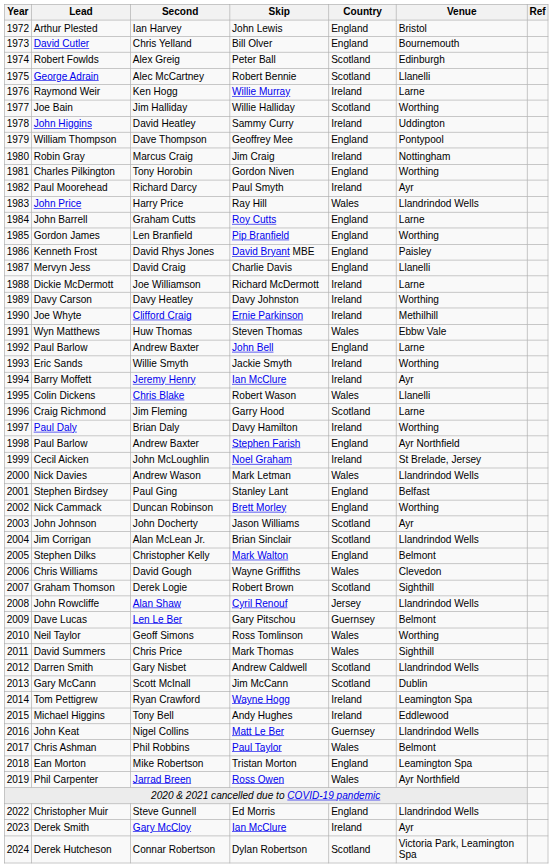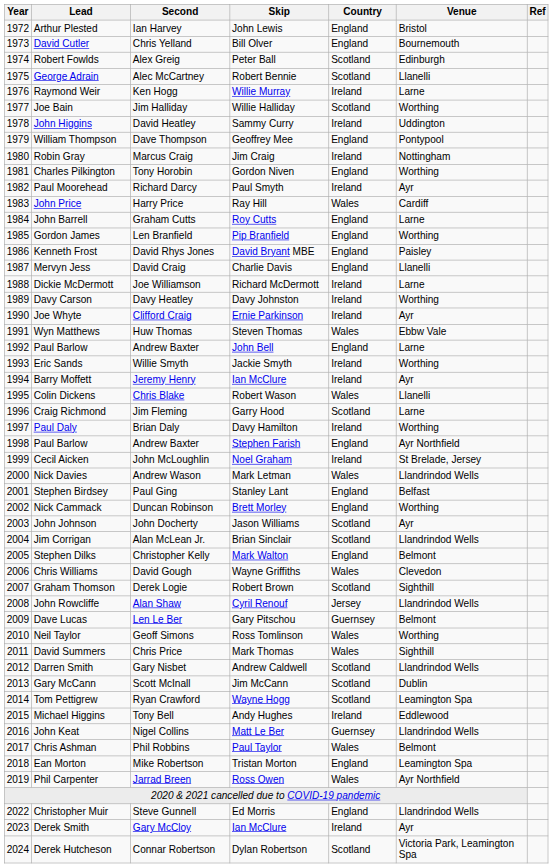(439, 204) Llandrindod Wells -> (414, 204) Cardiff
(418, 316) Methilhill -> (406, 316) Ayr
(347, 699) Ireland -> (351, 699) Scotland
